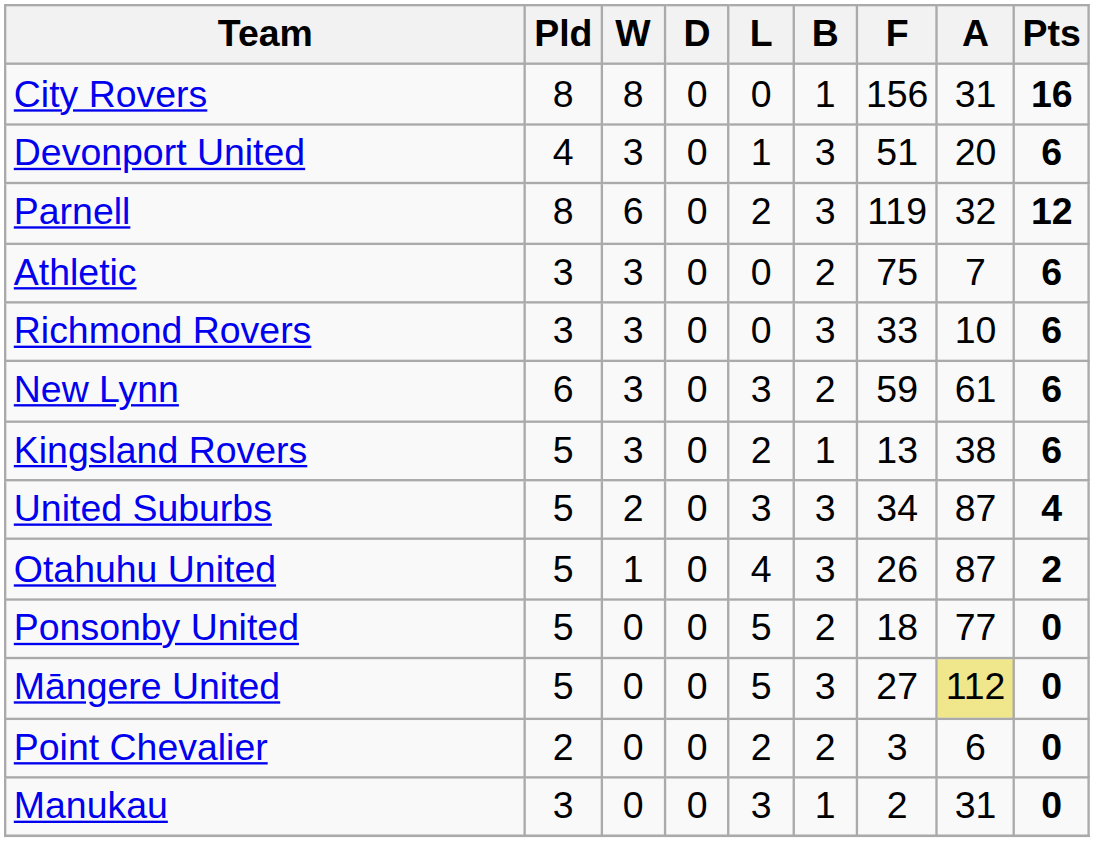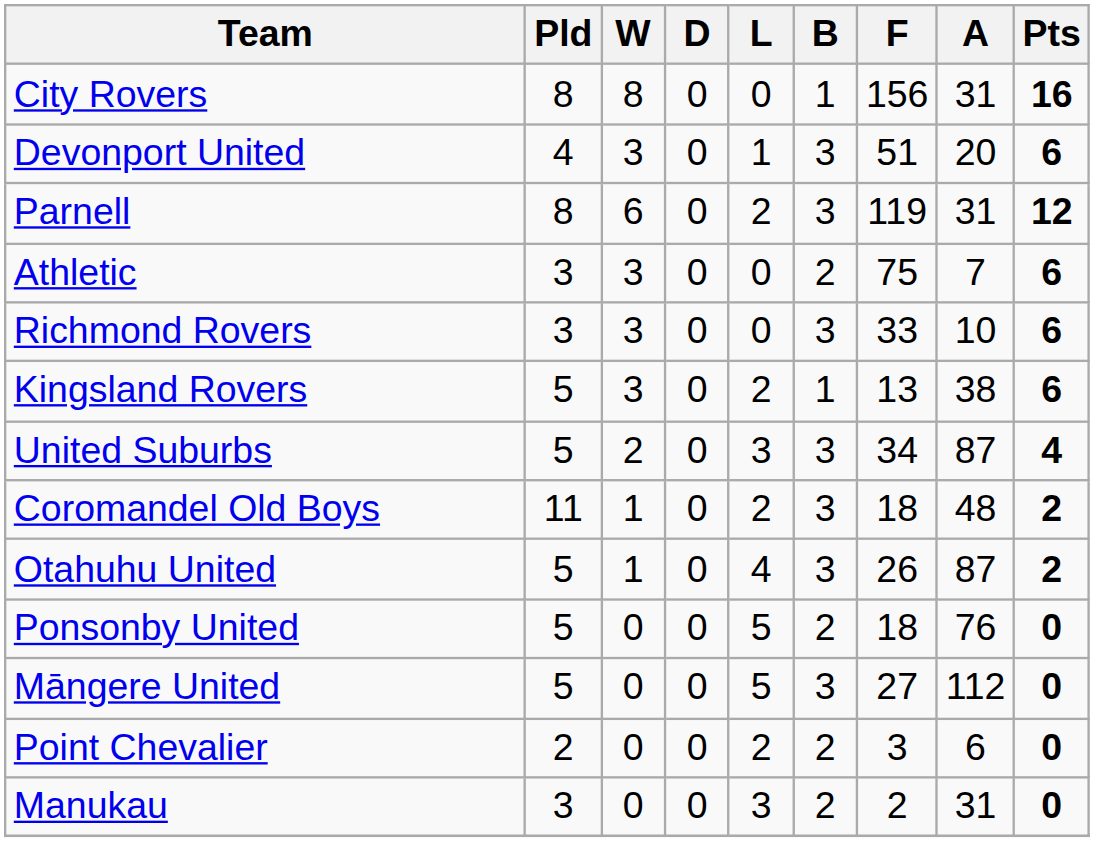(975, 212) 32 -> (975, 212) 31
- row: (96, 390)
+ row: (197, 509)
(975, 627) 77 -> (975, 627) 76
(975, 687) khaki background -> (975, 687) no background
(825, 806) 1 -> (825, 806) 2
